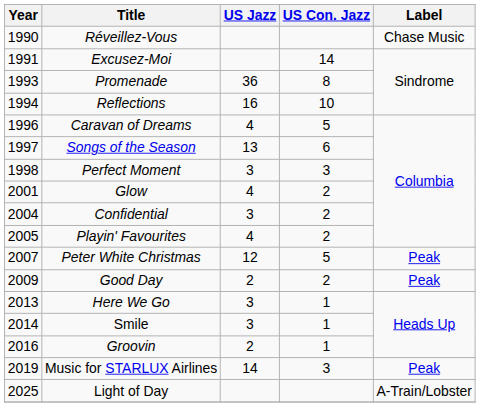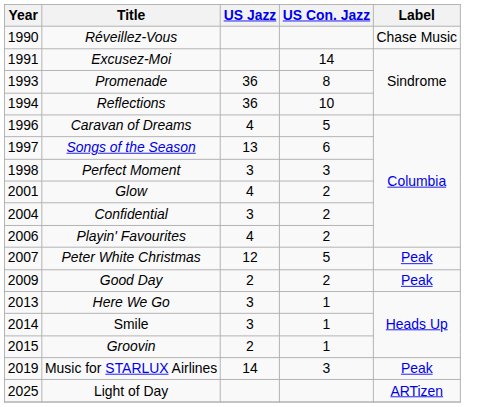(250, 103) 16 -> (250, 103) 36
(23, 236) 2005 -> (23, 236) 2006
(23, 346) 2016 -> (23, 346) 2015
(424, 390) A-Train/Lobster -> (417, 390) ARTizen
